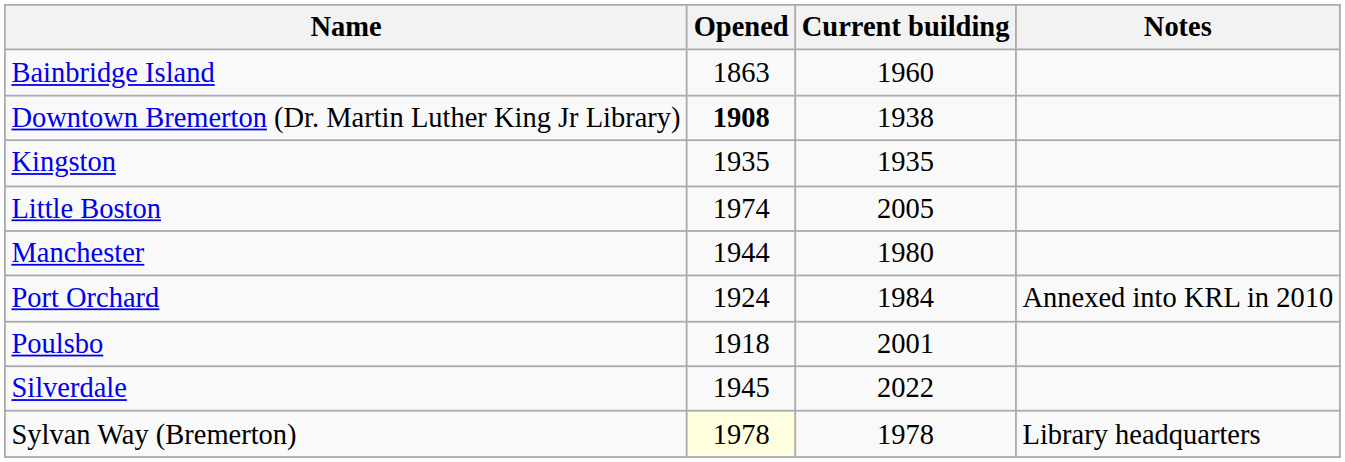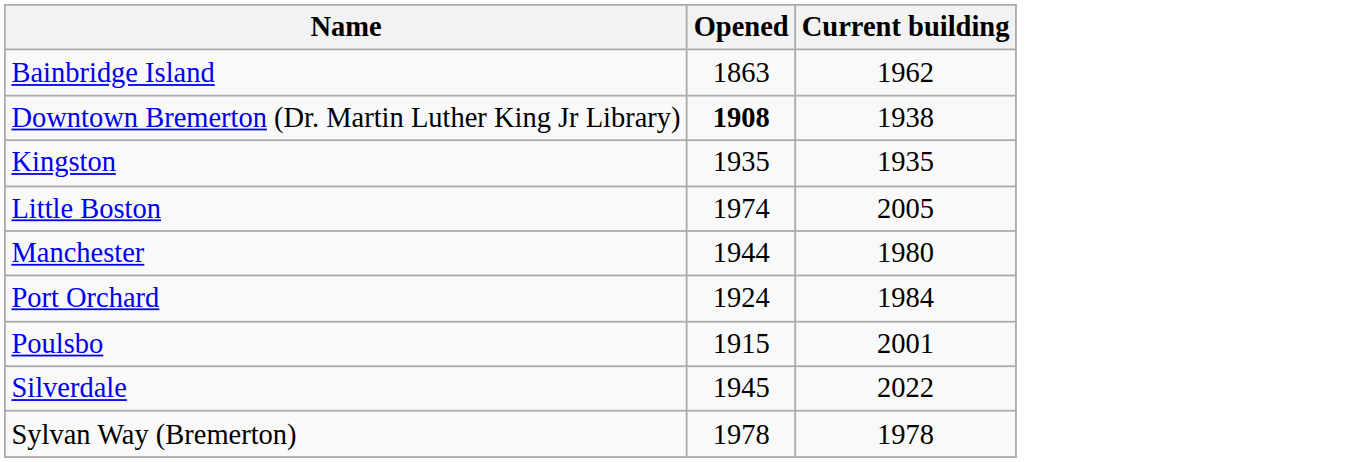- column: (1178, 27)
(906, 72) 1960 -> (906, 72) 1962
(741, 343) 1918 -> (741, 343) 1915
(741, 433) lightyellow background -> (741, 433) no background
